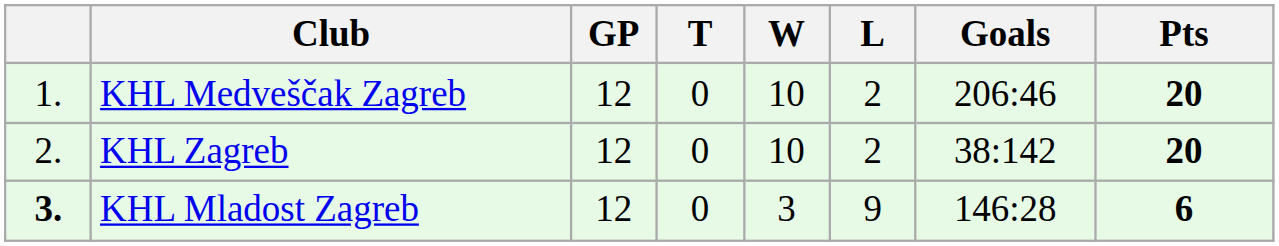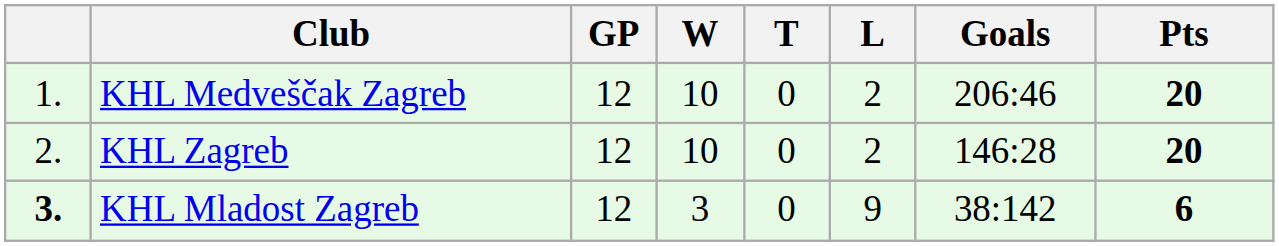columns swapped: (786, 33) <-> (700, 33)
(1005, 151) 38:142 -> (1005, 151) 146:28
(1005, 209) 146:28 -> (1005, 209) 38:142
